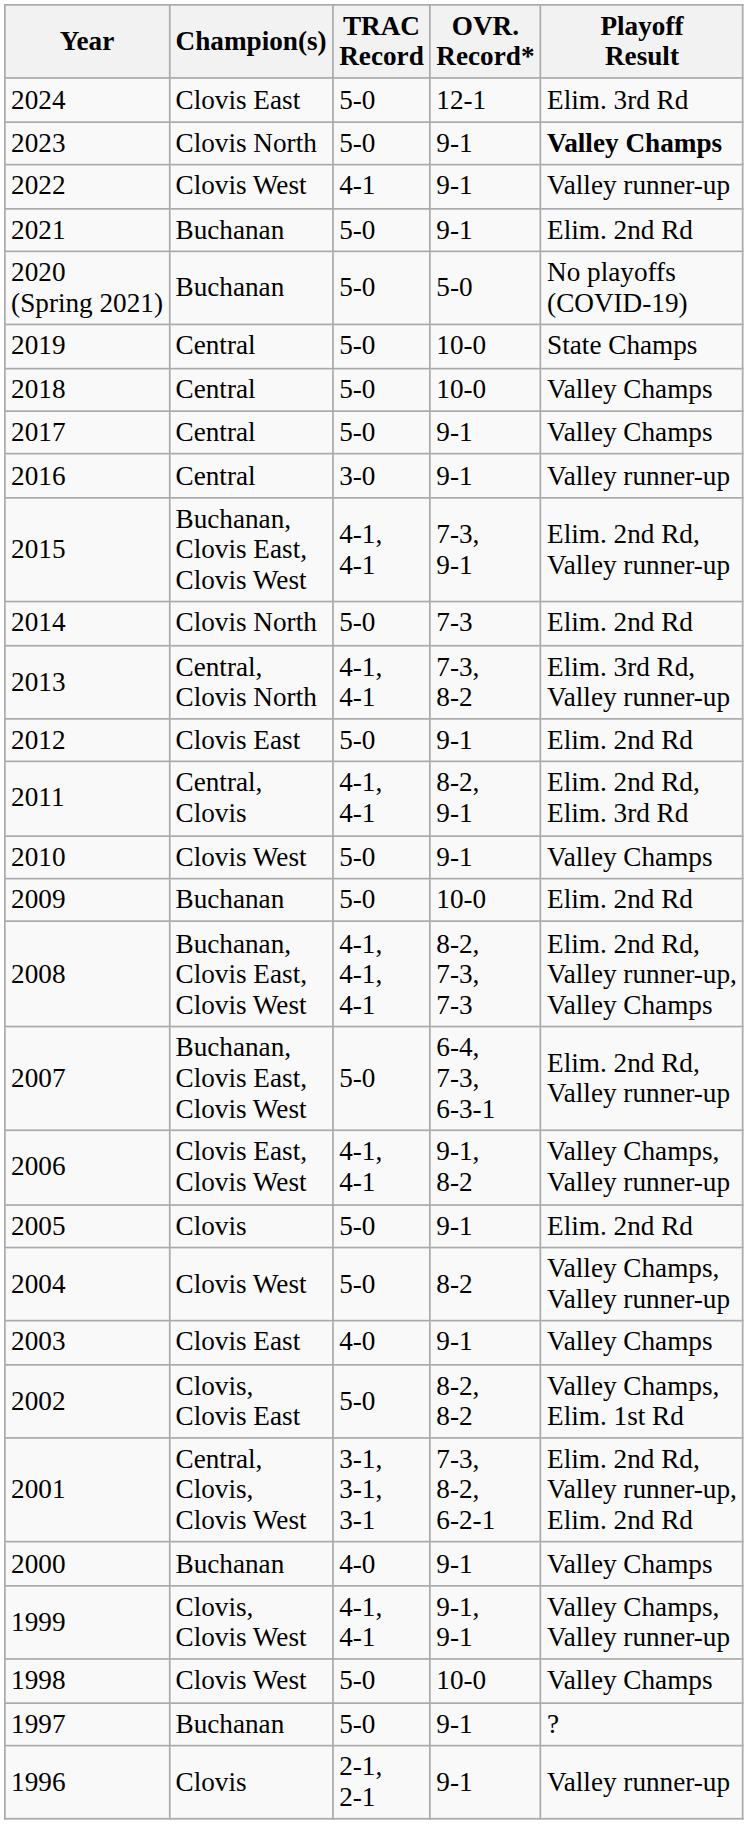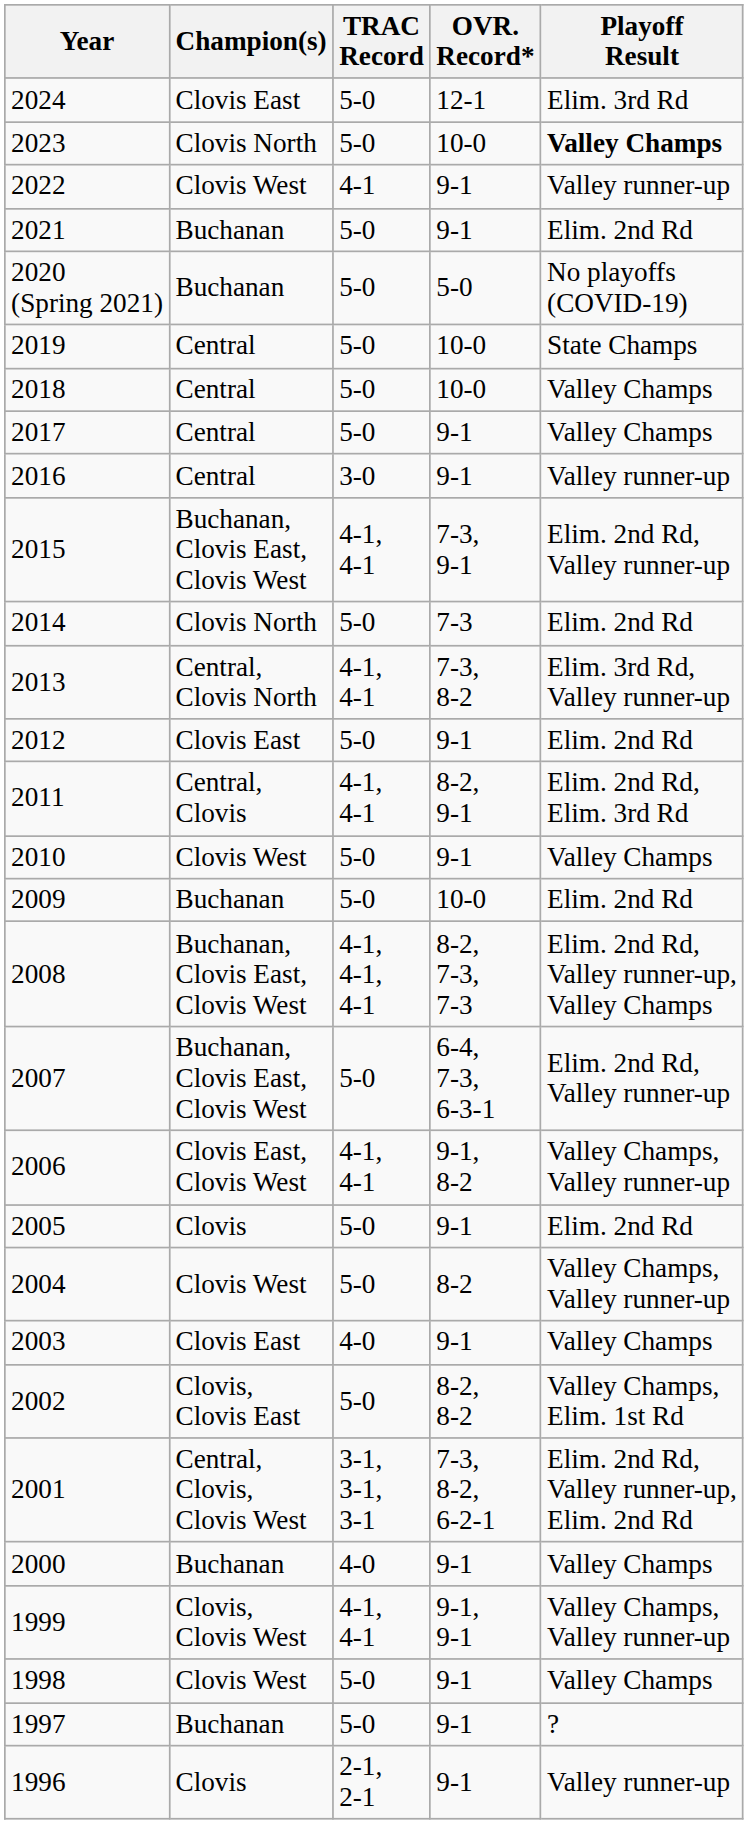(454, 142) 9-1 -> (461, 142) 10-0
(461, 1680) 10-0 -> (454, 1680) 9-1
